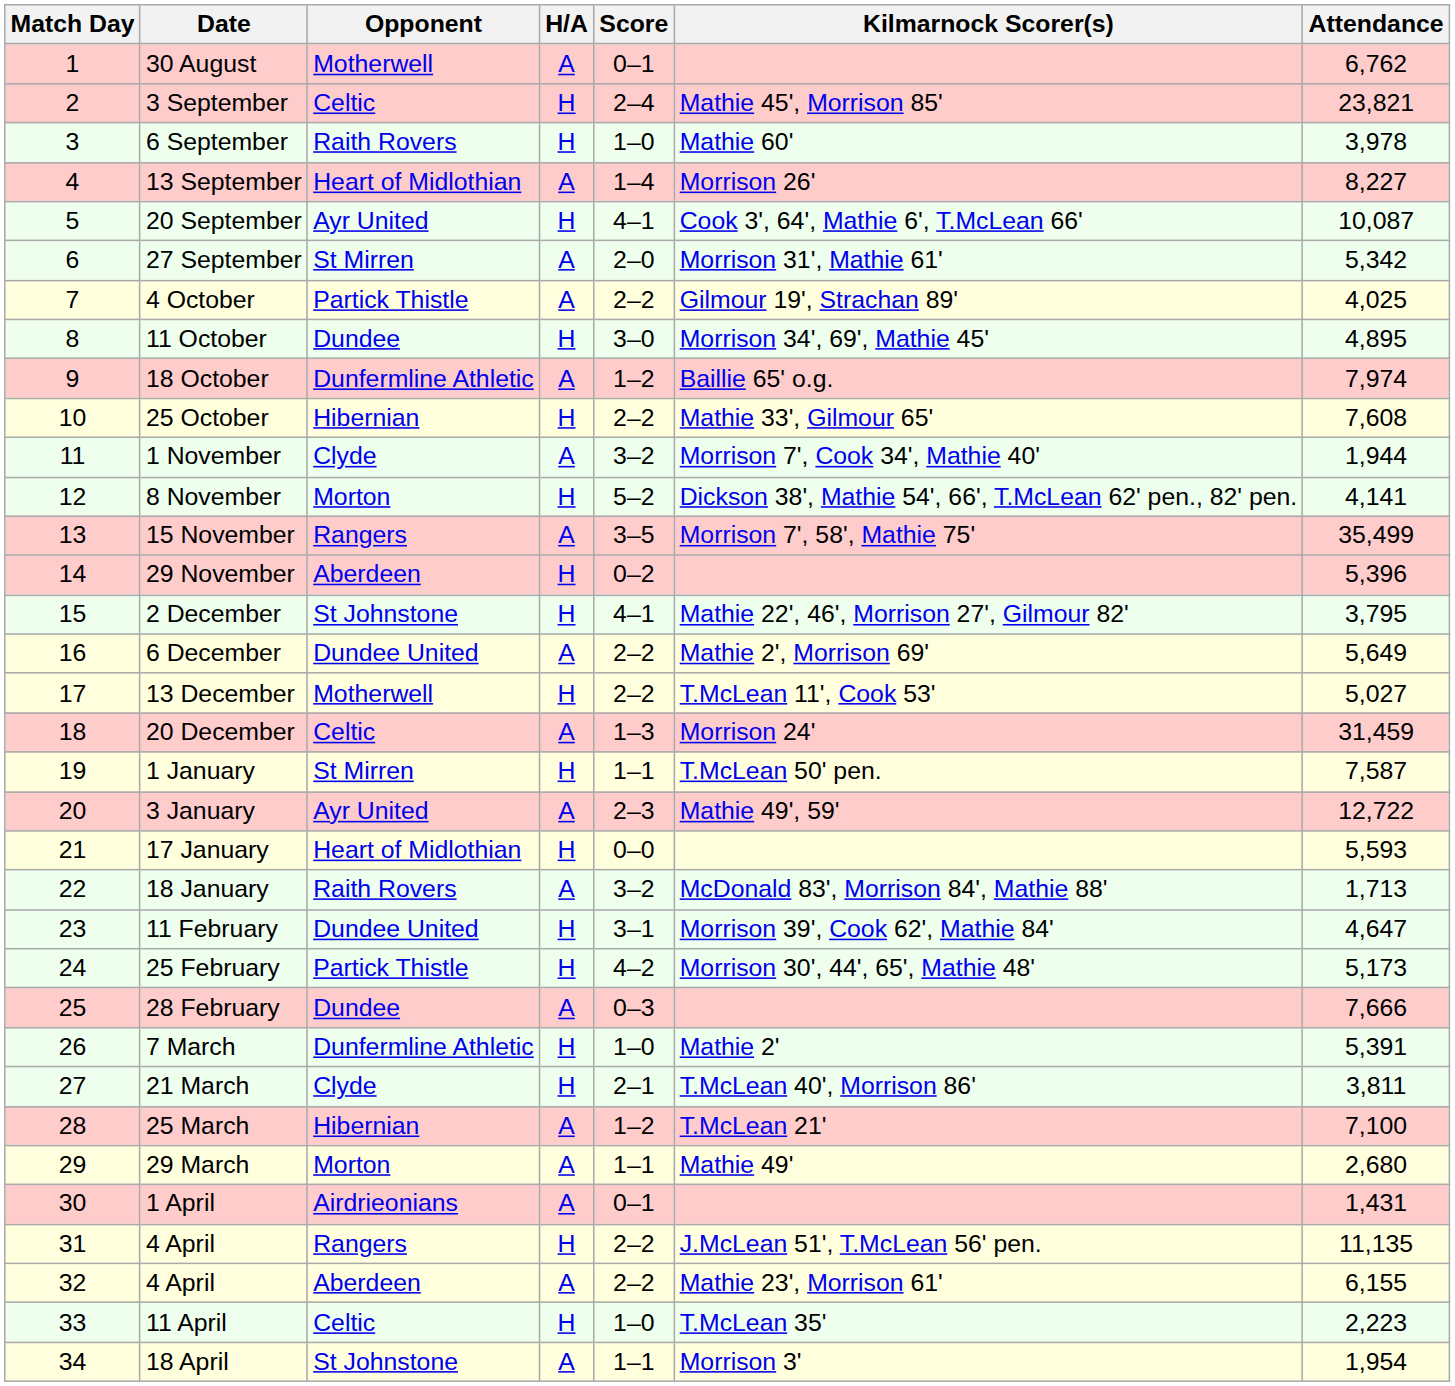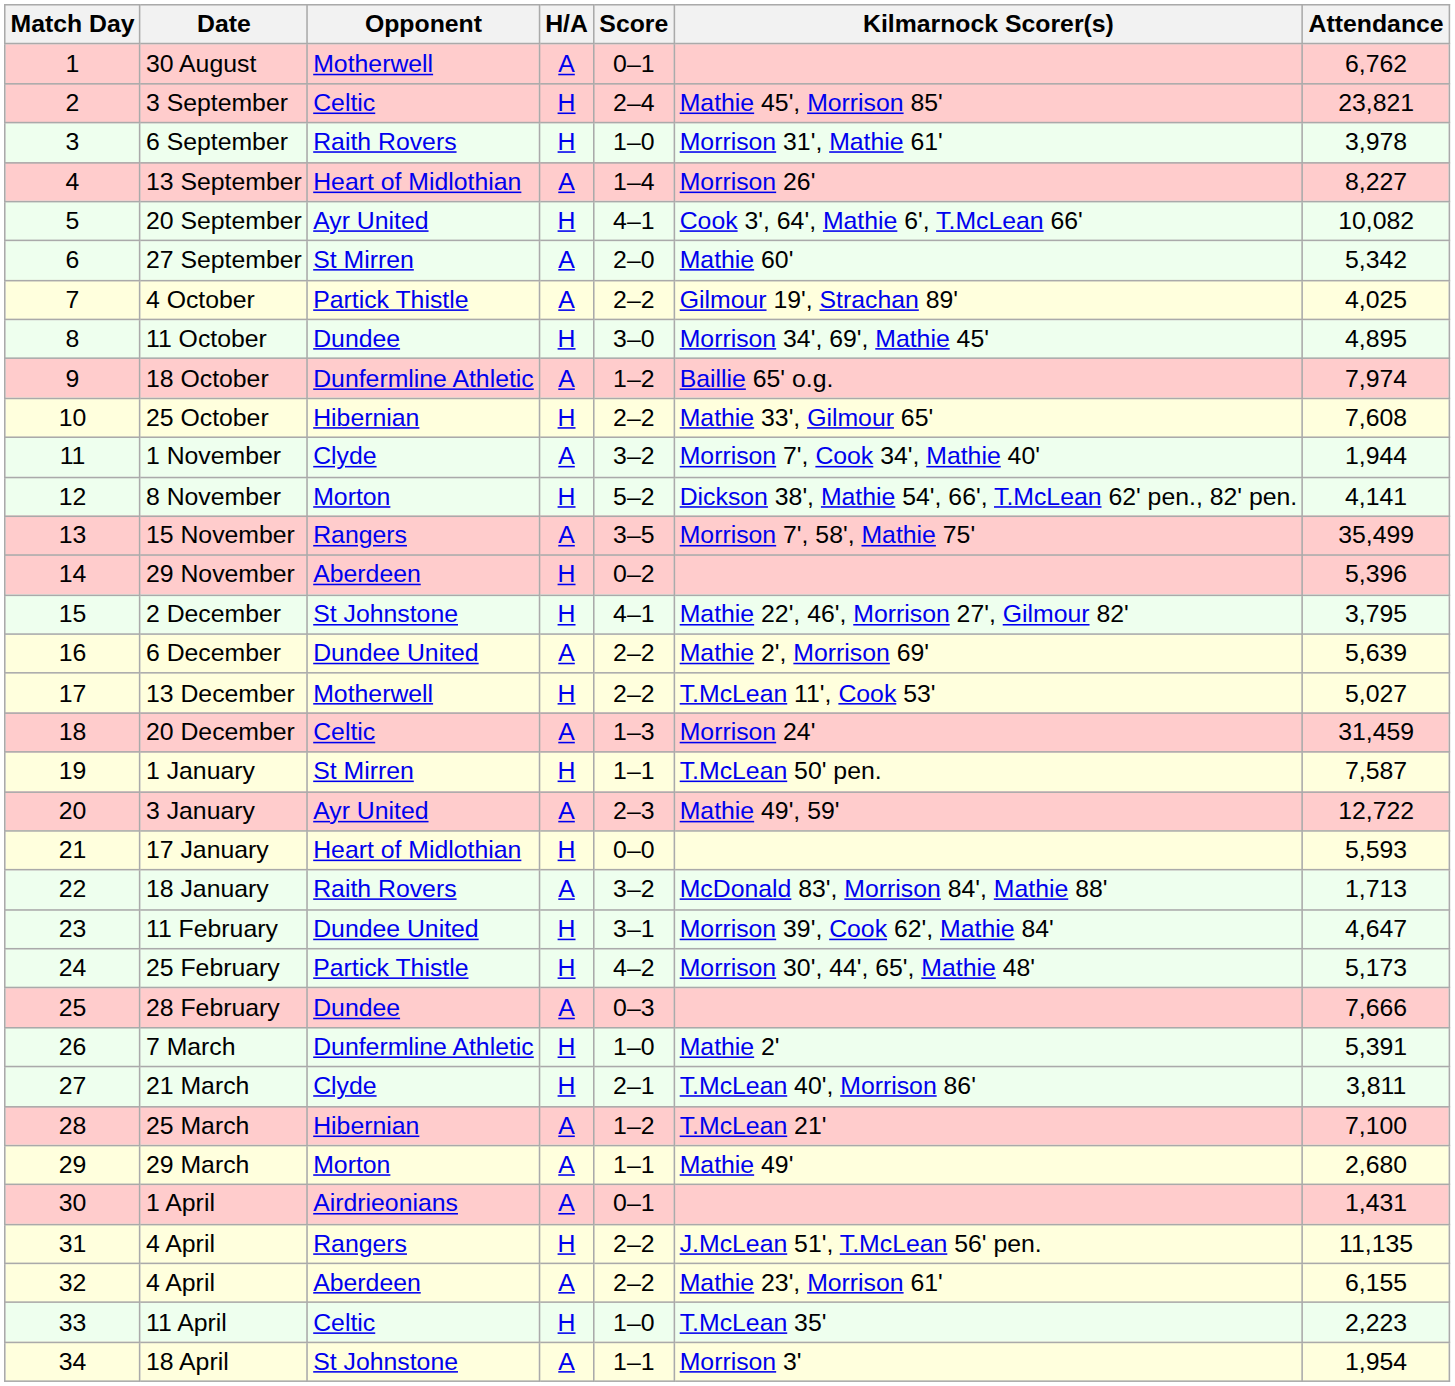(737, 142) Mathie 60' -> (811, 142) Morrison 31', Mathie 61'
(1376, 220) 10,087 -> (1376, 220) 10,082
(811, 260) Morrison 31', Mathie 61' -> (737, 260) Mathie 60'
(1376, 653) 5,649 -> (1376, 653) 5,639
